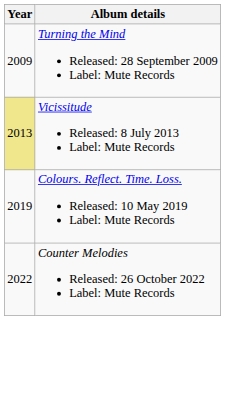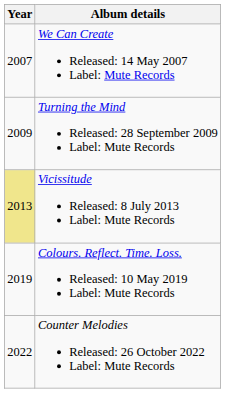+ row: (128, 54)
